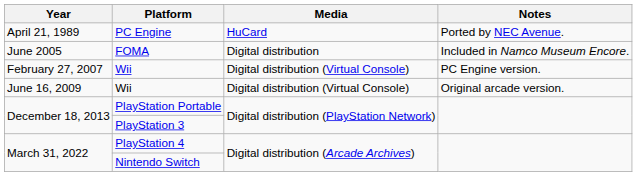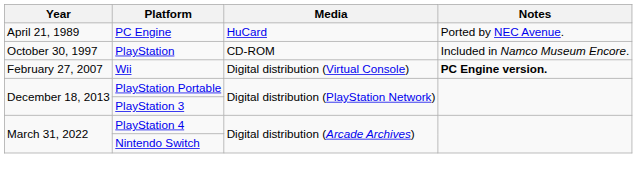+ row: (52, 51)
- row: (34, 51)
(491, 69) normal -> (494, 69) bold
- row: (44, 88)
